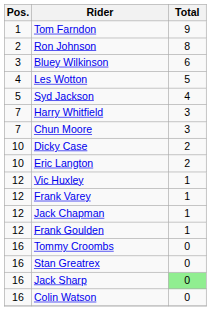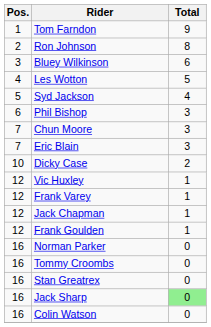+ row: (60, 113)
- row: (69, 113)
+ row: (56, 146)
- row: (64, 163)
+ row: (70, 247)
